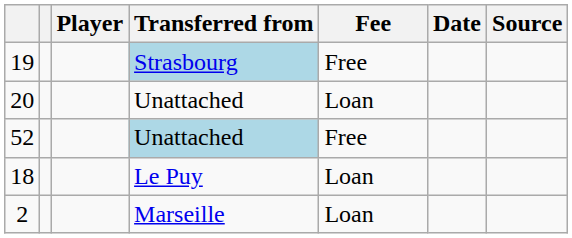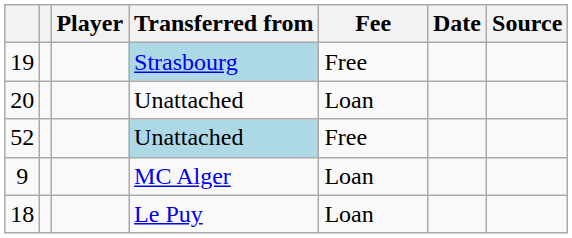+ row: (22, 175)
- row: (22, 213)
